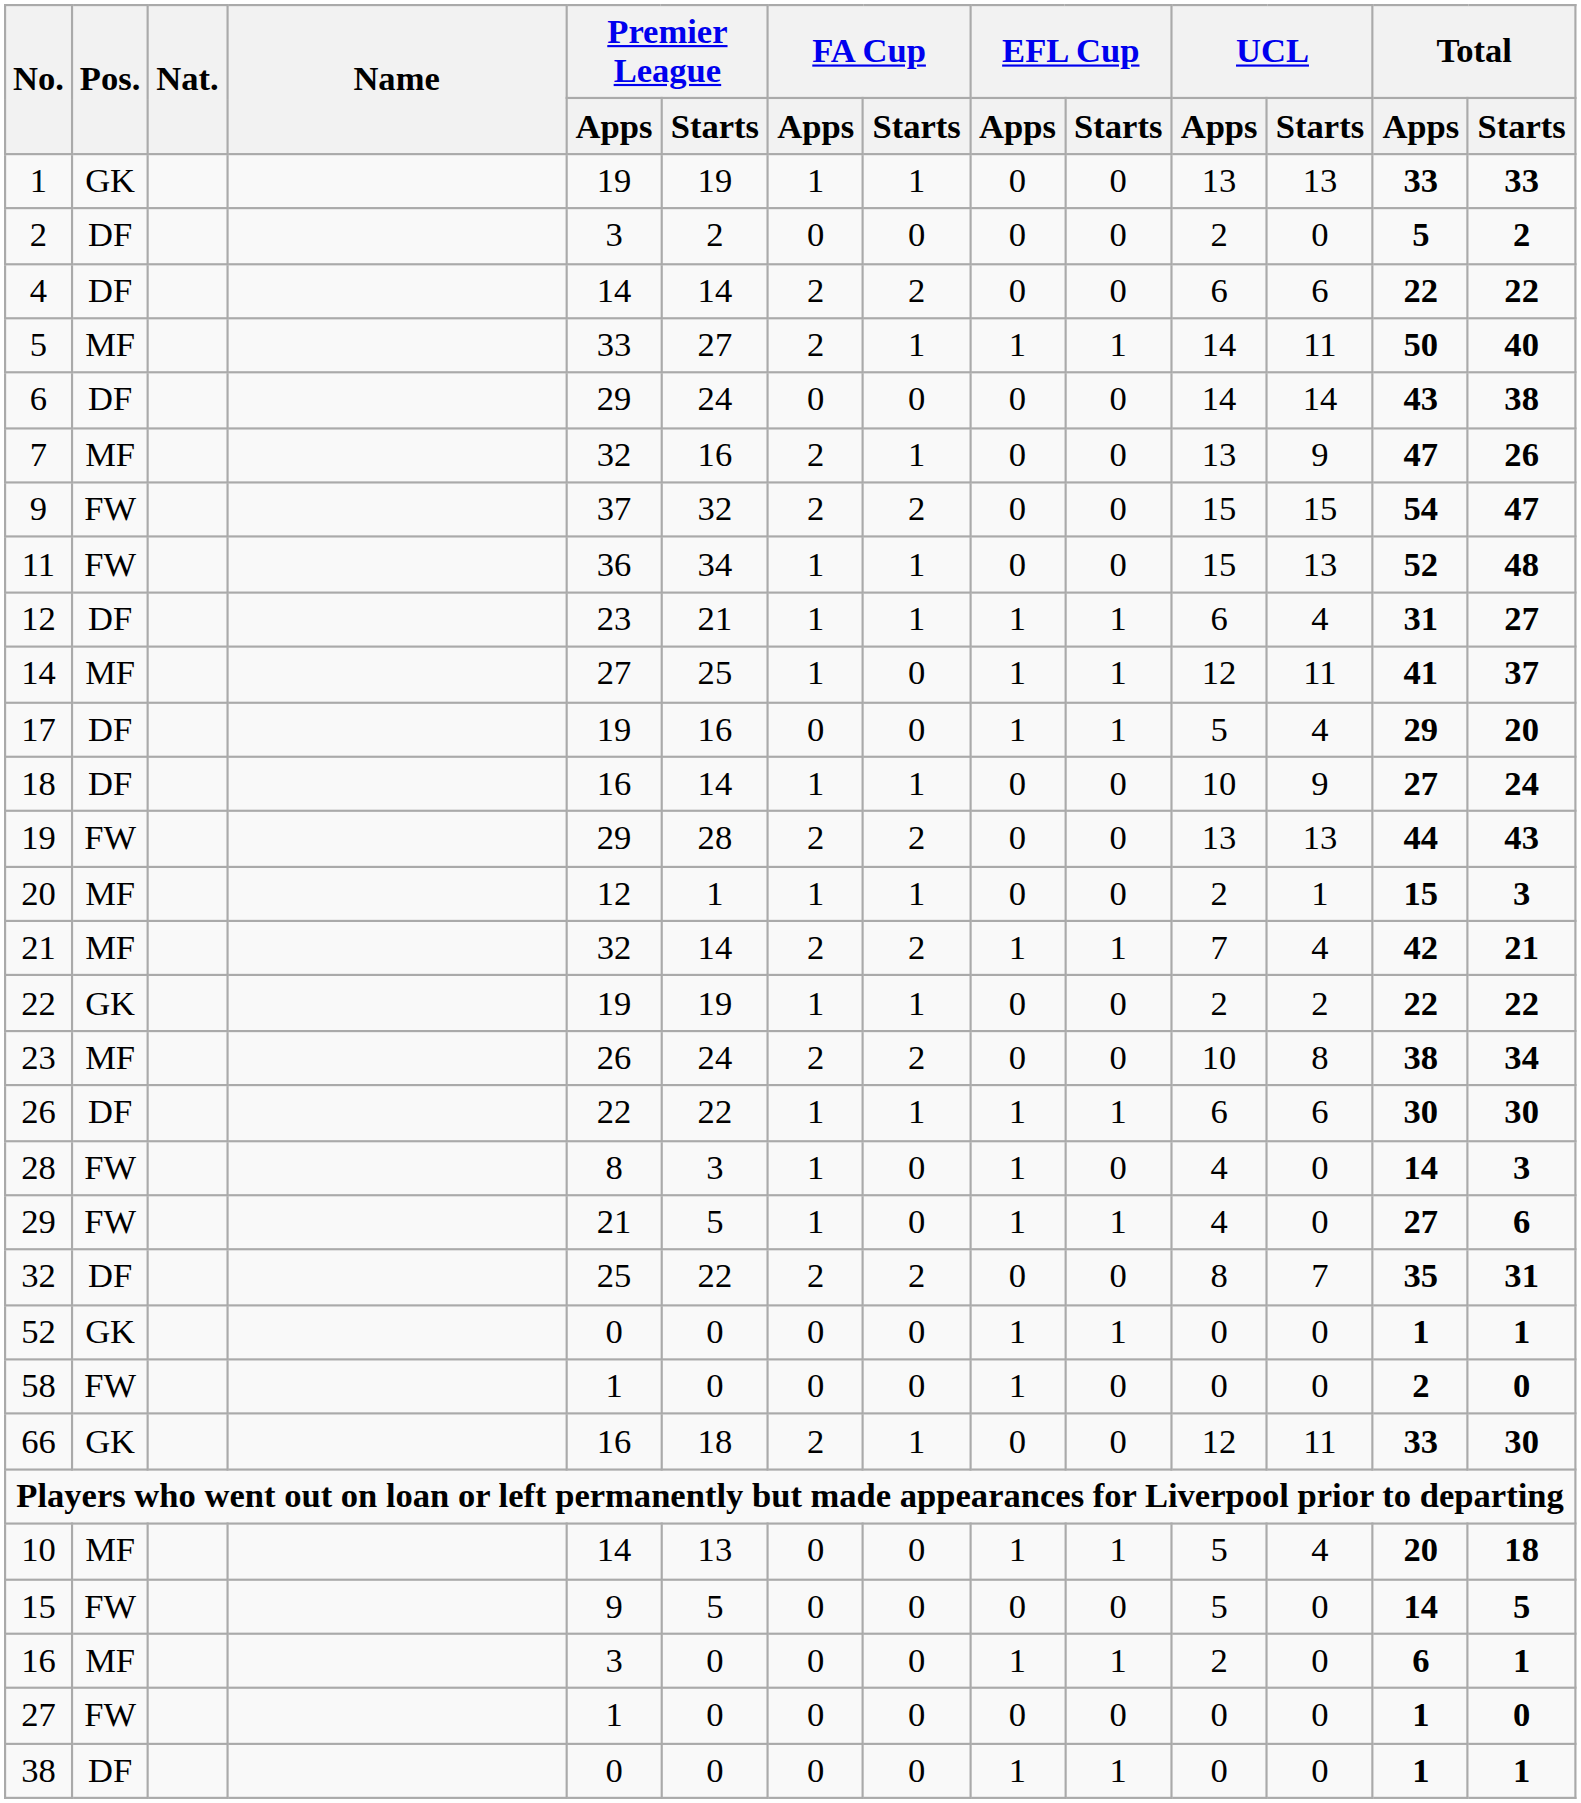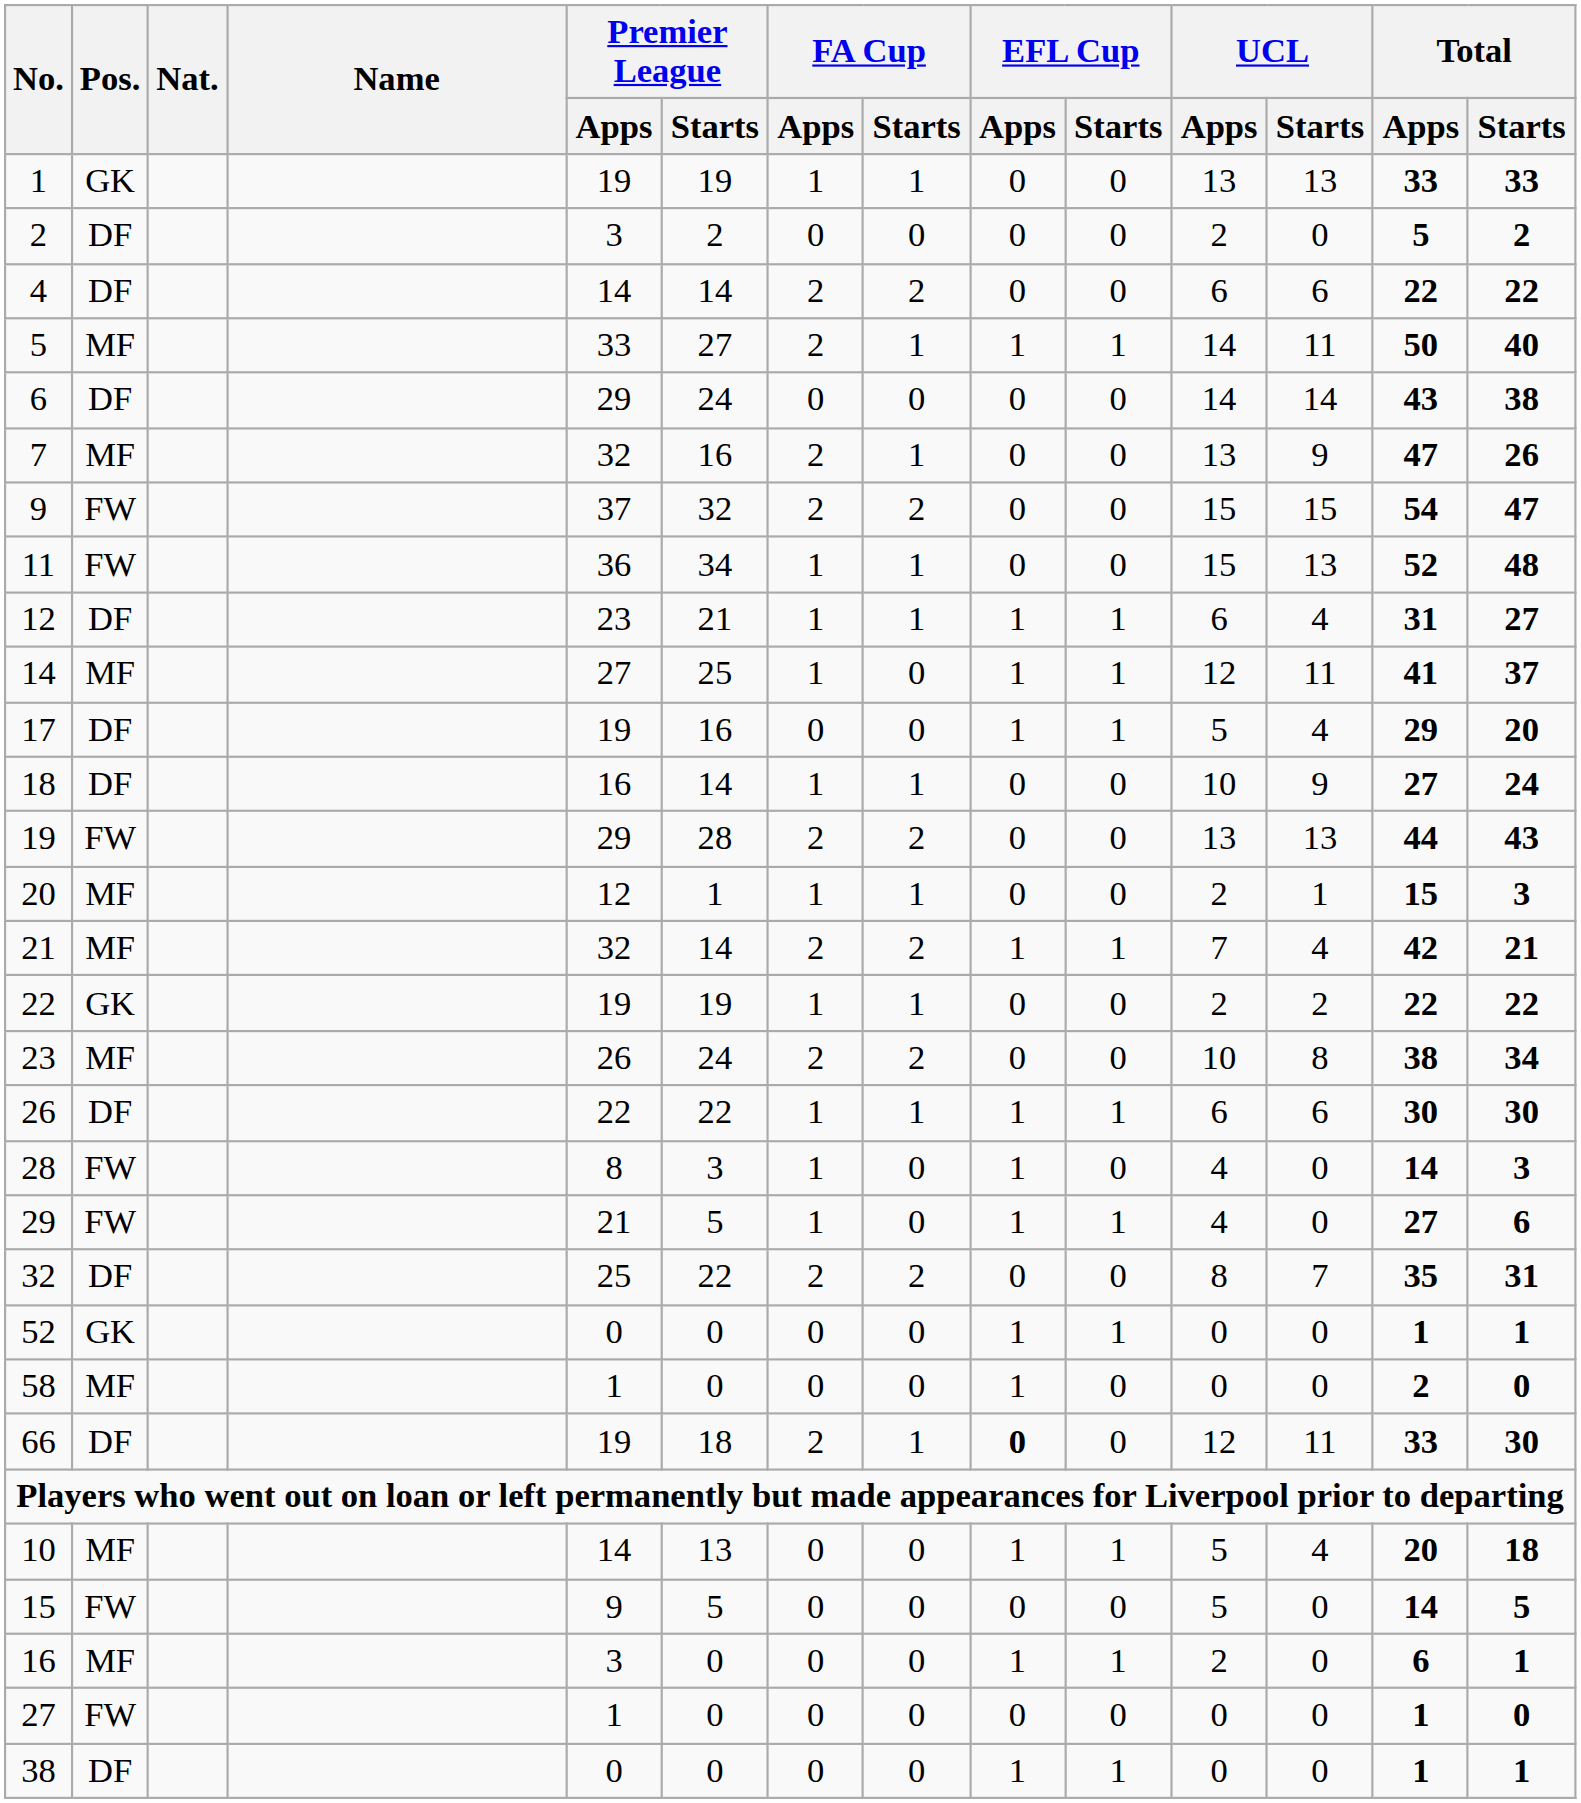(110, 1386) FW -> (110, 1386) MF
(110, 1441) GK -> (110, 1441) DF
(614, 1441) 16 -> (614, 1441) 19
(1017, 1441) normal -> (1017, 1441) bold
